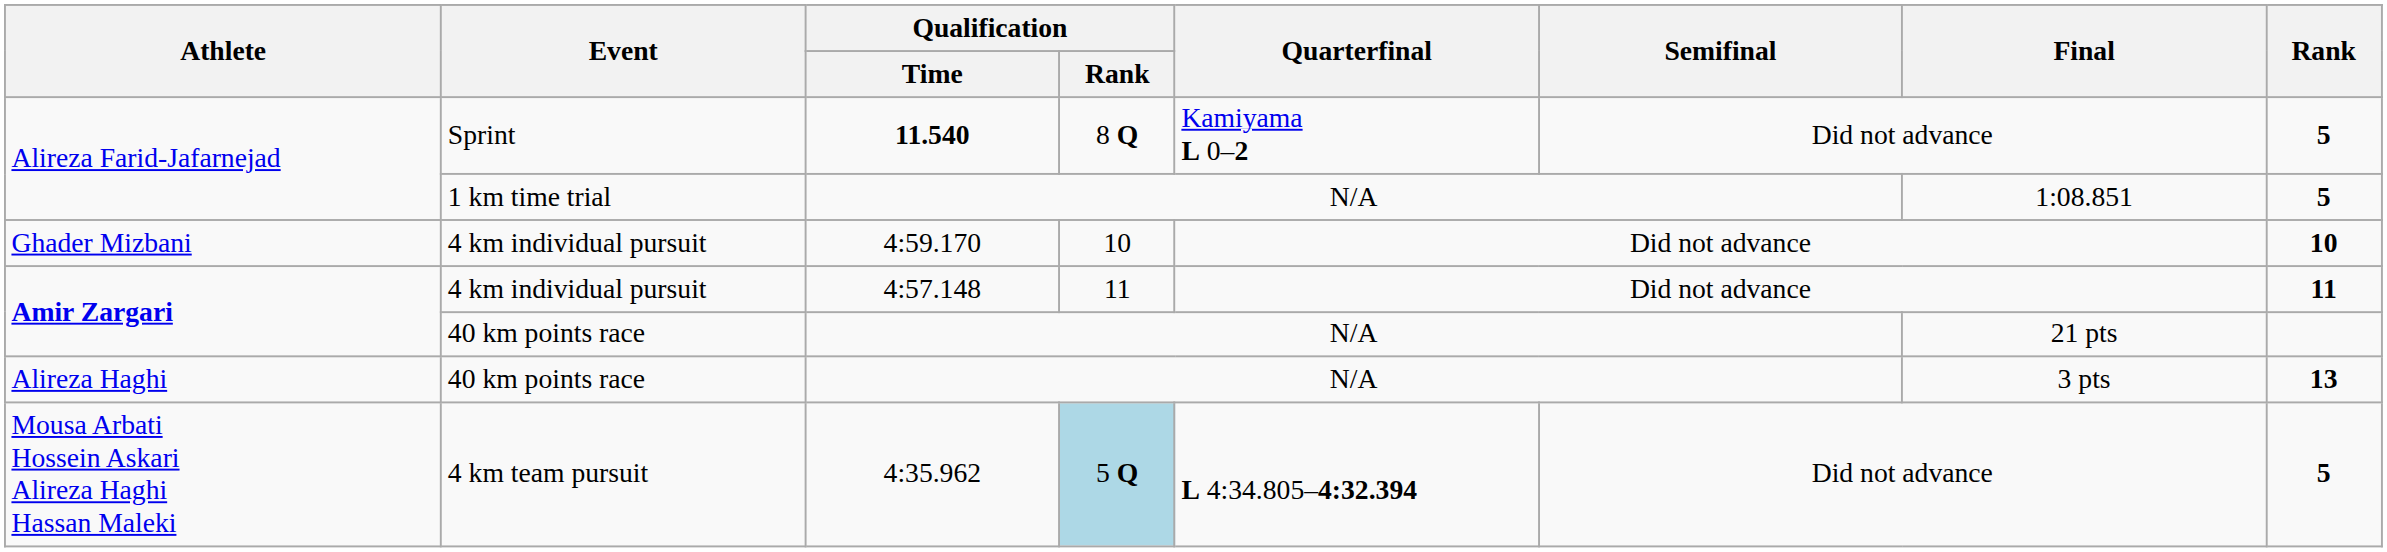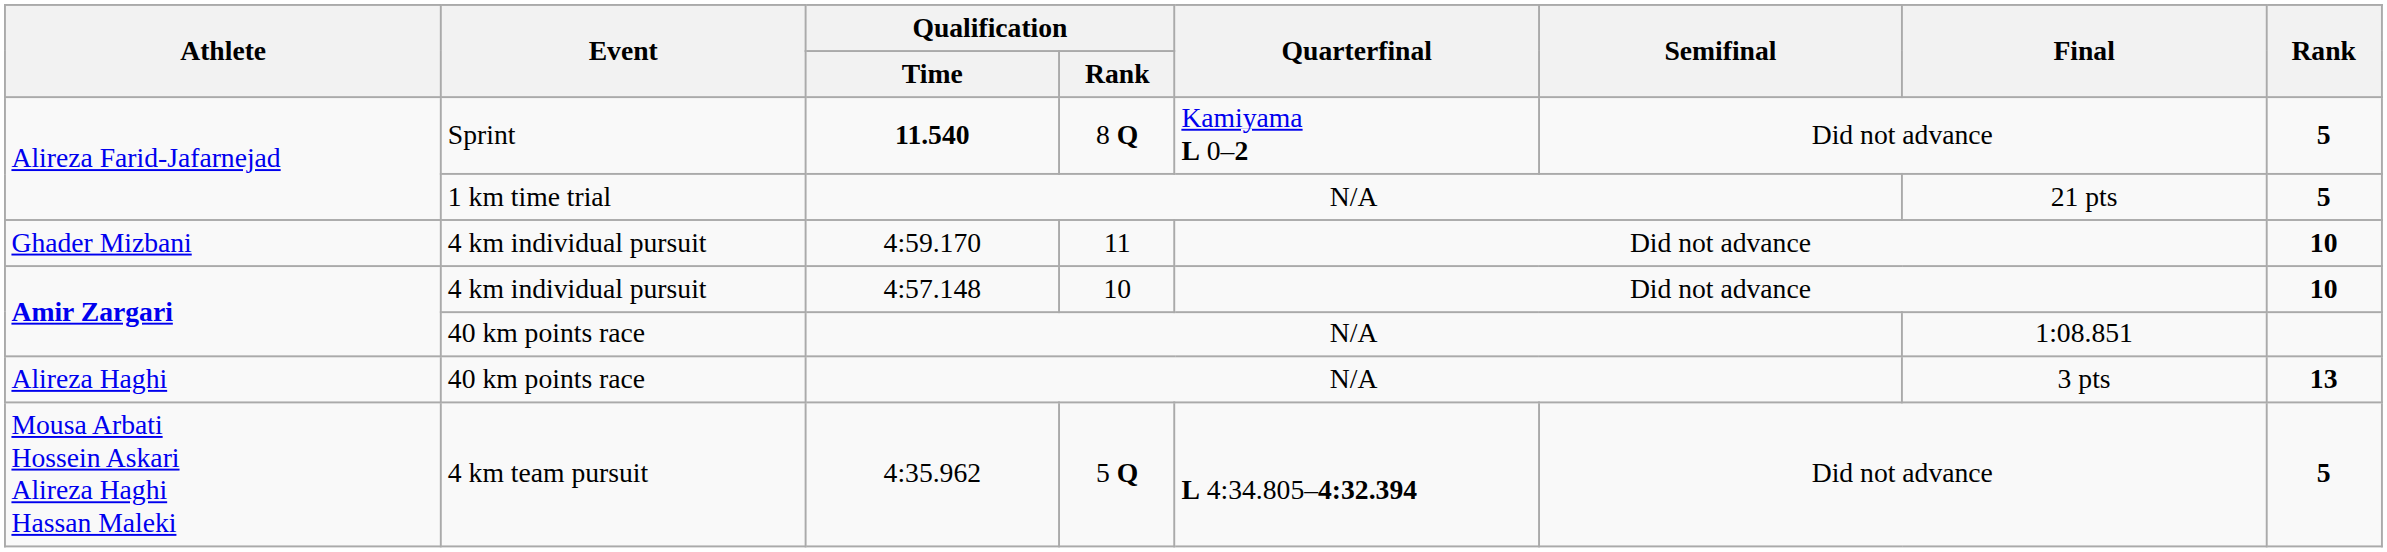(2084, 197) 1:08.851 -> (2084, 197) 21 pts
(1117, 242) 10 -> (1117, 242) 11
(1117, 288) 11 -> (1117, 288) 10
(2324, 288) 11 -> (2324, 288) 10
(2084, 333) 21 pts -> (2084, 333) 1:08.851
(1117, 474) lightblue background -> (1117, 474) no background
